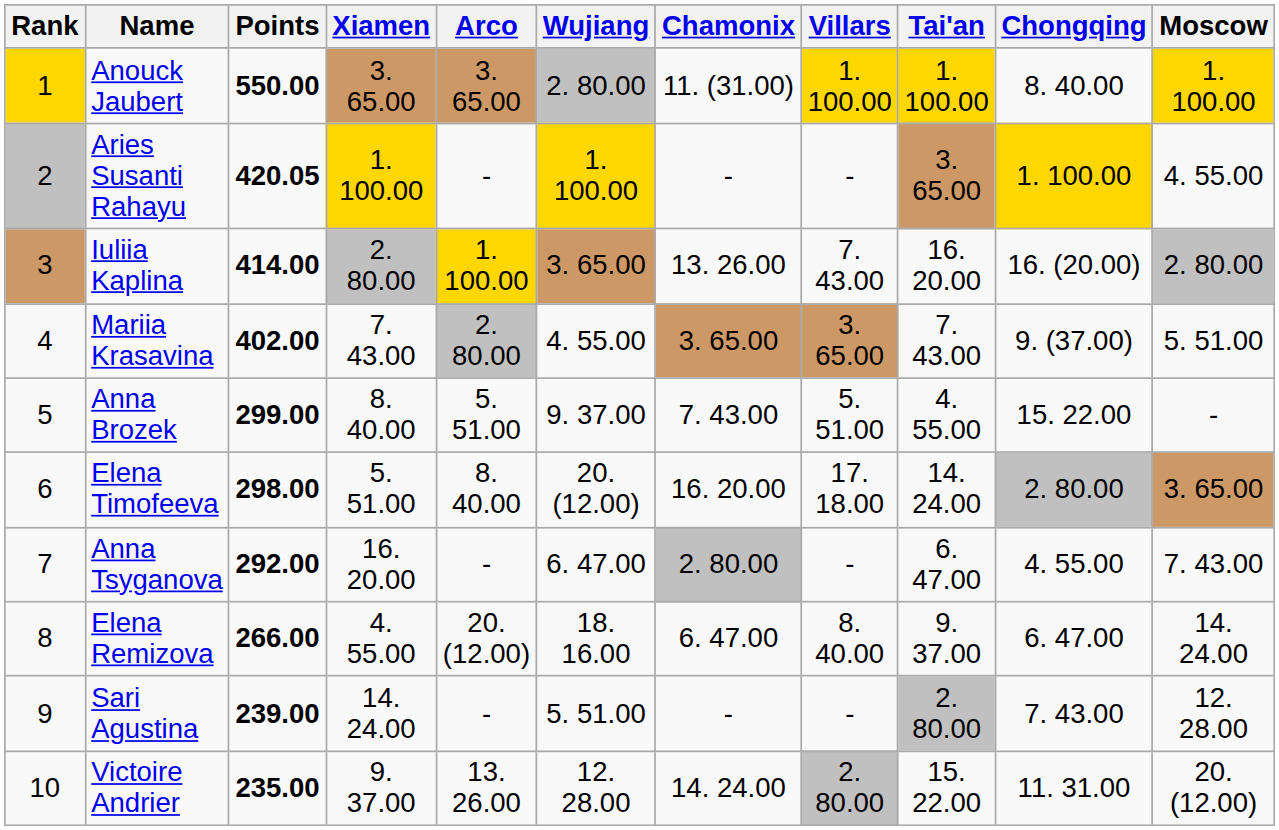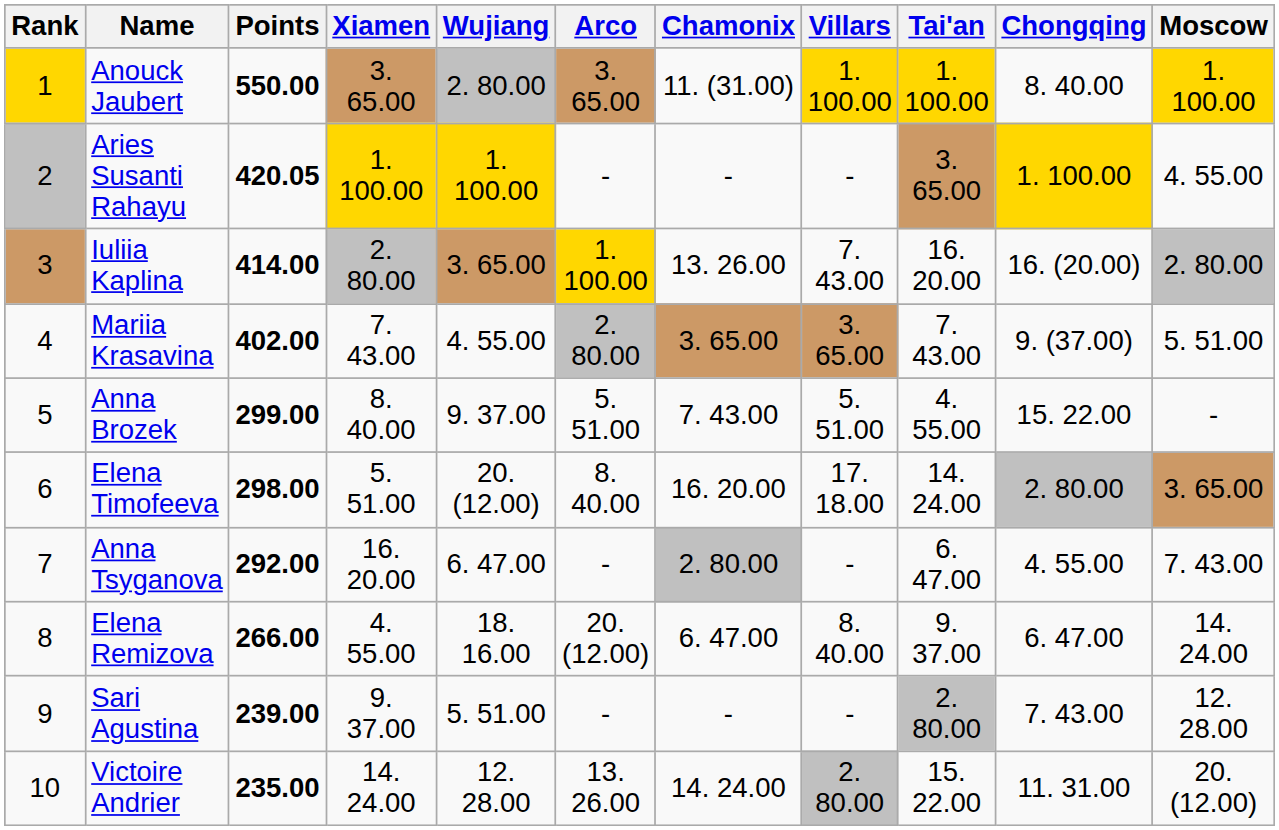columns swapped: (596, 26) <-> (486, 26)
(381, 713) 14. 24.00 -> (381, 713) 9. 37.00
(381, 787) 9. 37.00 -> (381, 787) 14. 24.00
